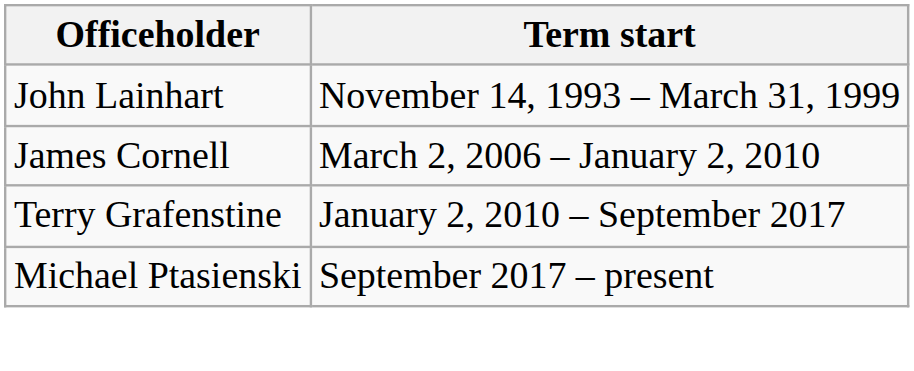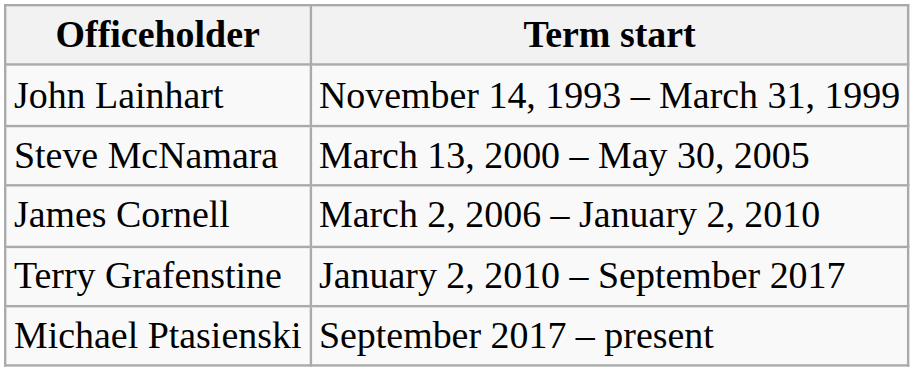+ row: (146, 154)
